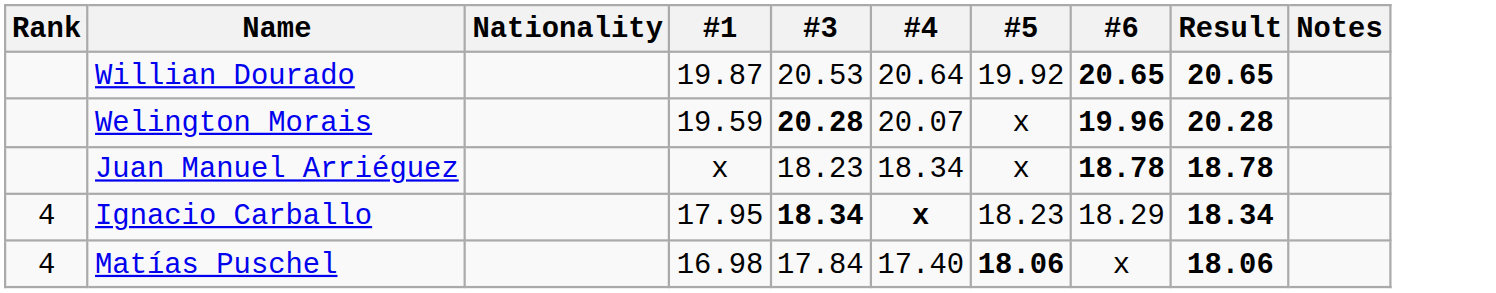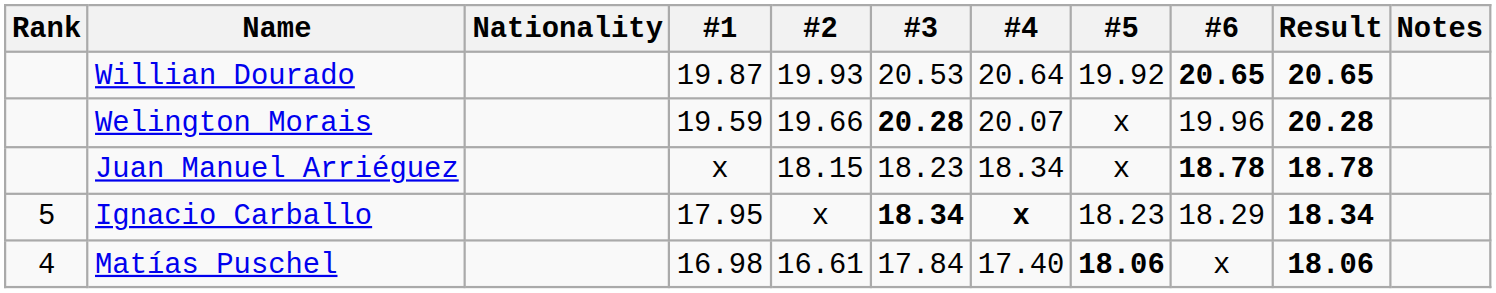+ column: (820, 29)
(1121, 123) bold -> (1222, 123) normal
(47, 217) 4 -> (47, 217) 5
